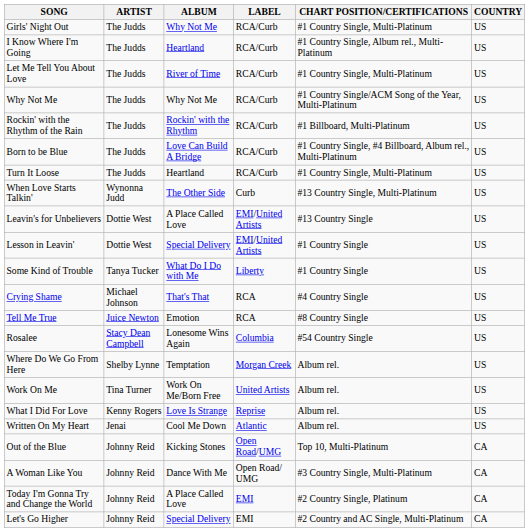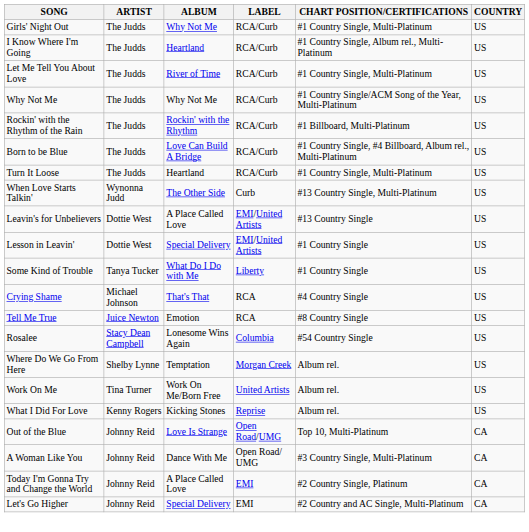(197, 411) Love Is Strange -> (196, 411) Kicking Stones
- row: (48, 426)
(196, 447) Kicking Stones -> (197, 431) Love Is Strange
